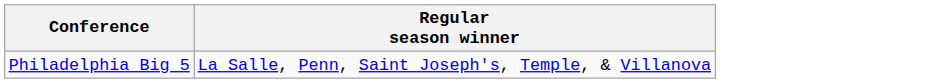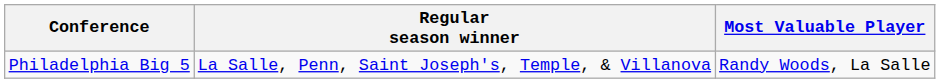+ column: (825, 28)
